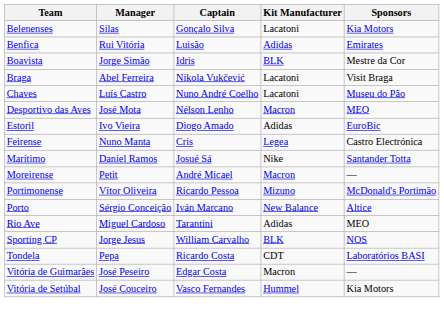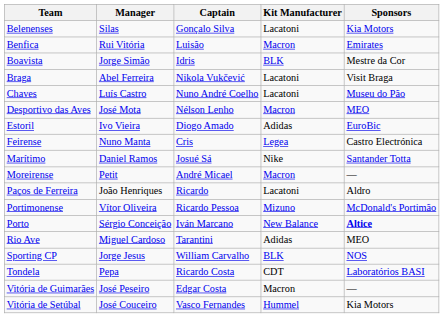(278, 45) Adidas -> (279, 45) Macron
+ row: (42, 191)
(359, 207) normal -> (359, 223) bold
